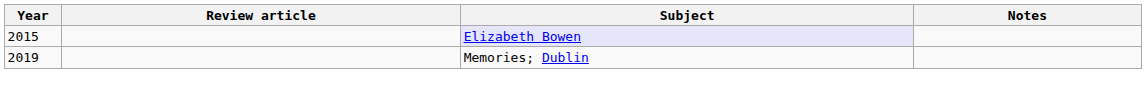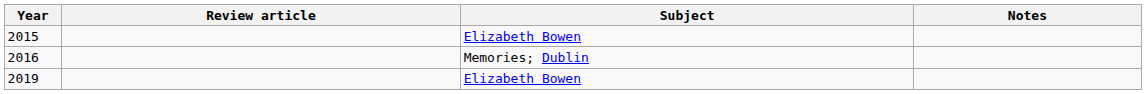(522, 36) lavender background -> (522, 36) no background
+ row: (23, 57)
(526, 57) Memories; Dublin -> (522, 79) Elizabeth Bowen
